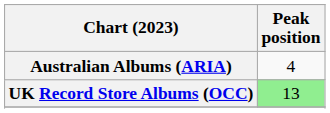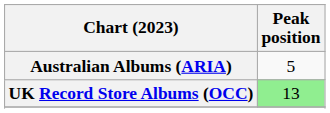(291, 65) 4 -> (291, 65) 5
